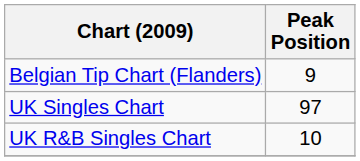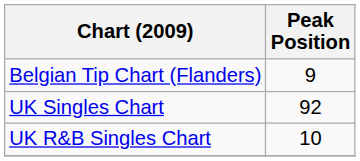(310, 107) 97 -> (310, 107) 92
